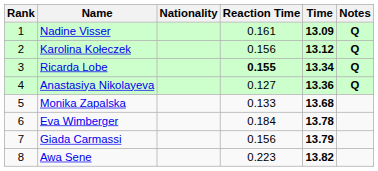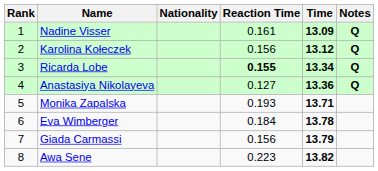(262, 103) 0.133 -> (262, 103) 0.193
(320, 103) 13.68 -> (320, 103) 13.71
